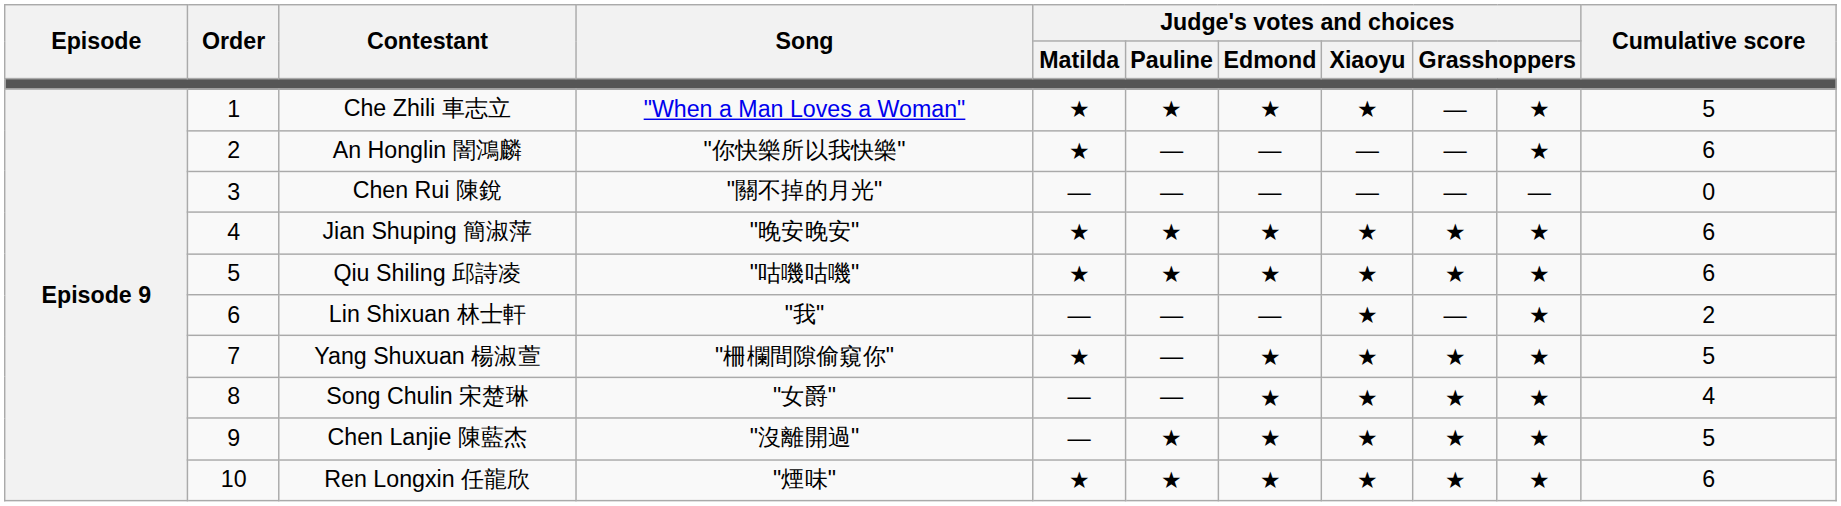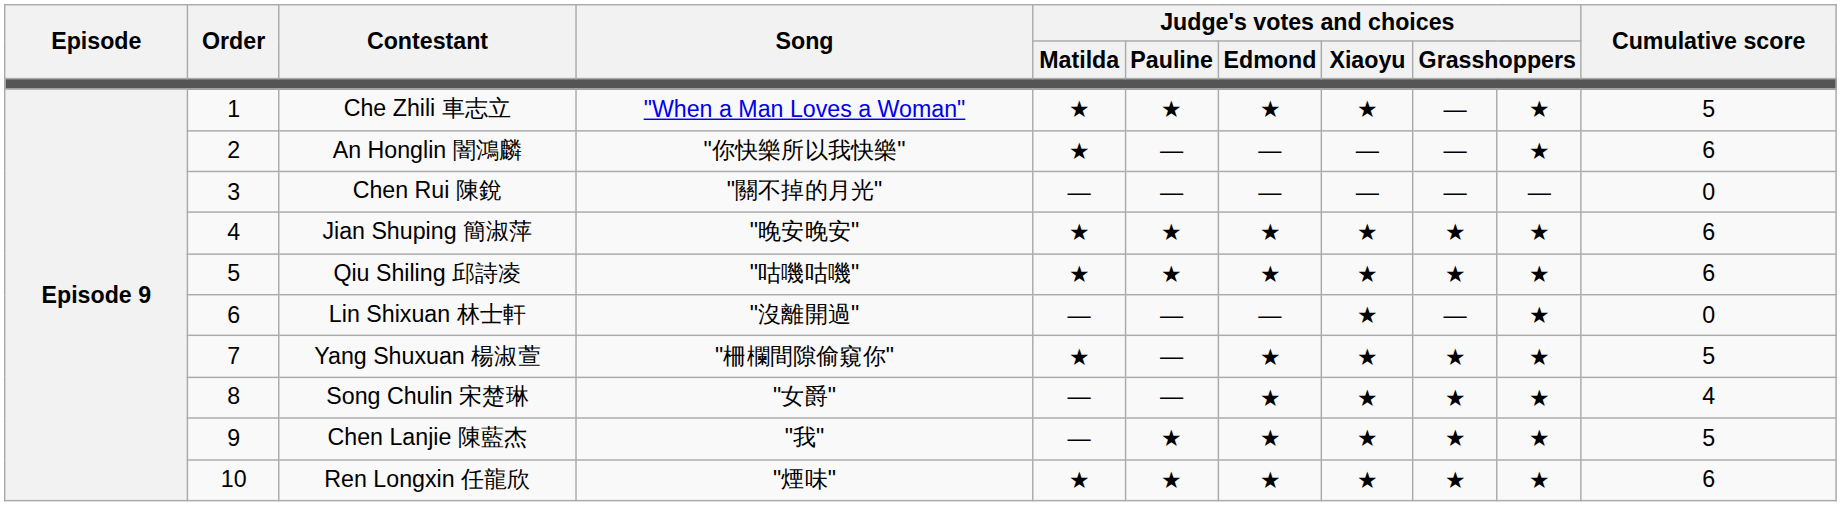(805, 314) "我" -> (805, 314) "沒離開過"
(1709, 315) 2 -> (1709, 315) 0
(805, 437) "沒離開過" -> (805, 437) "我"
